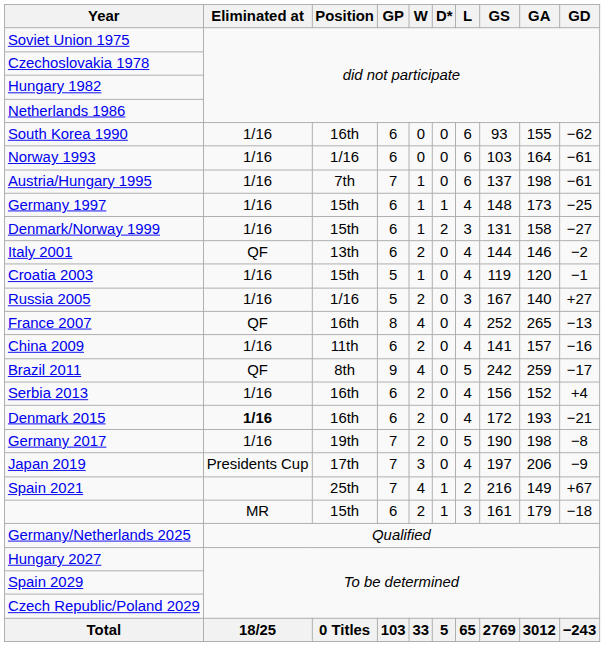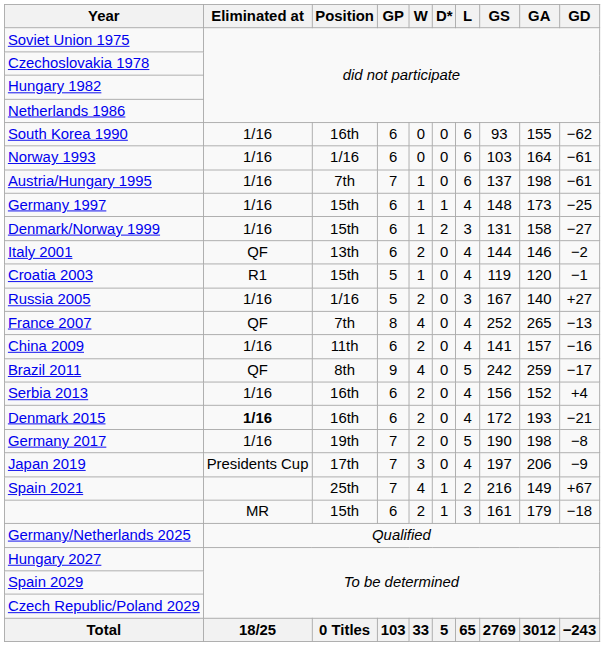(258, 275) 1/16 -> (258, 275) R1
(345, 323) 16th -> (345, 323) 7th
